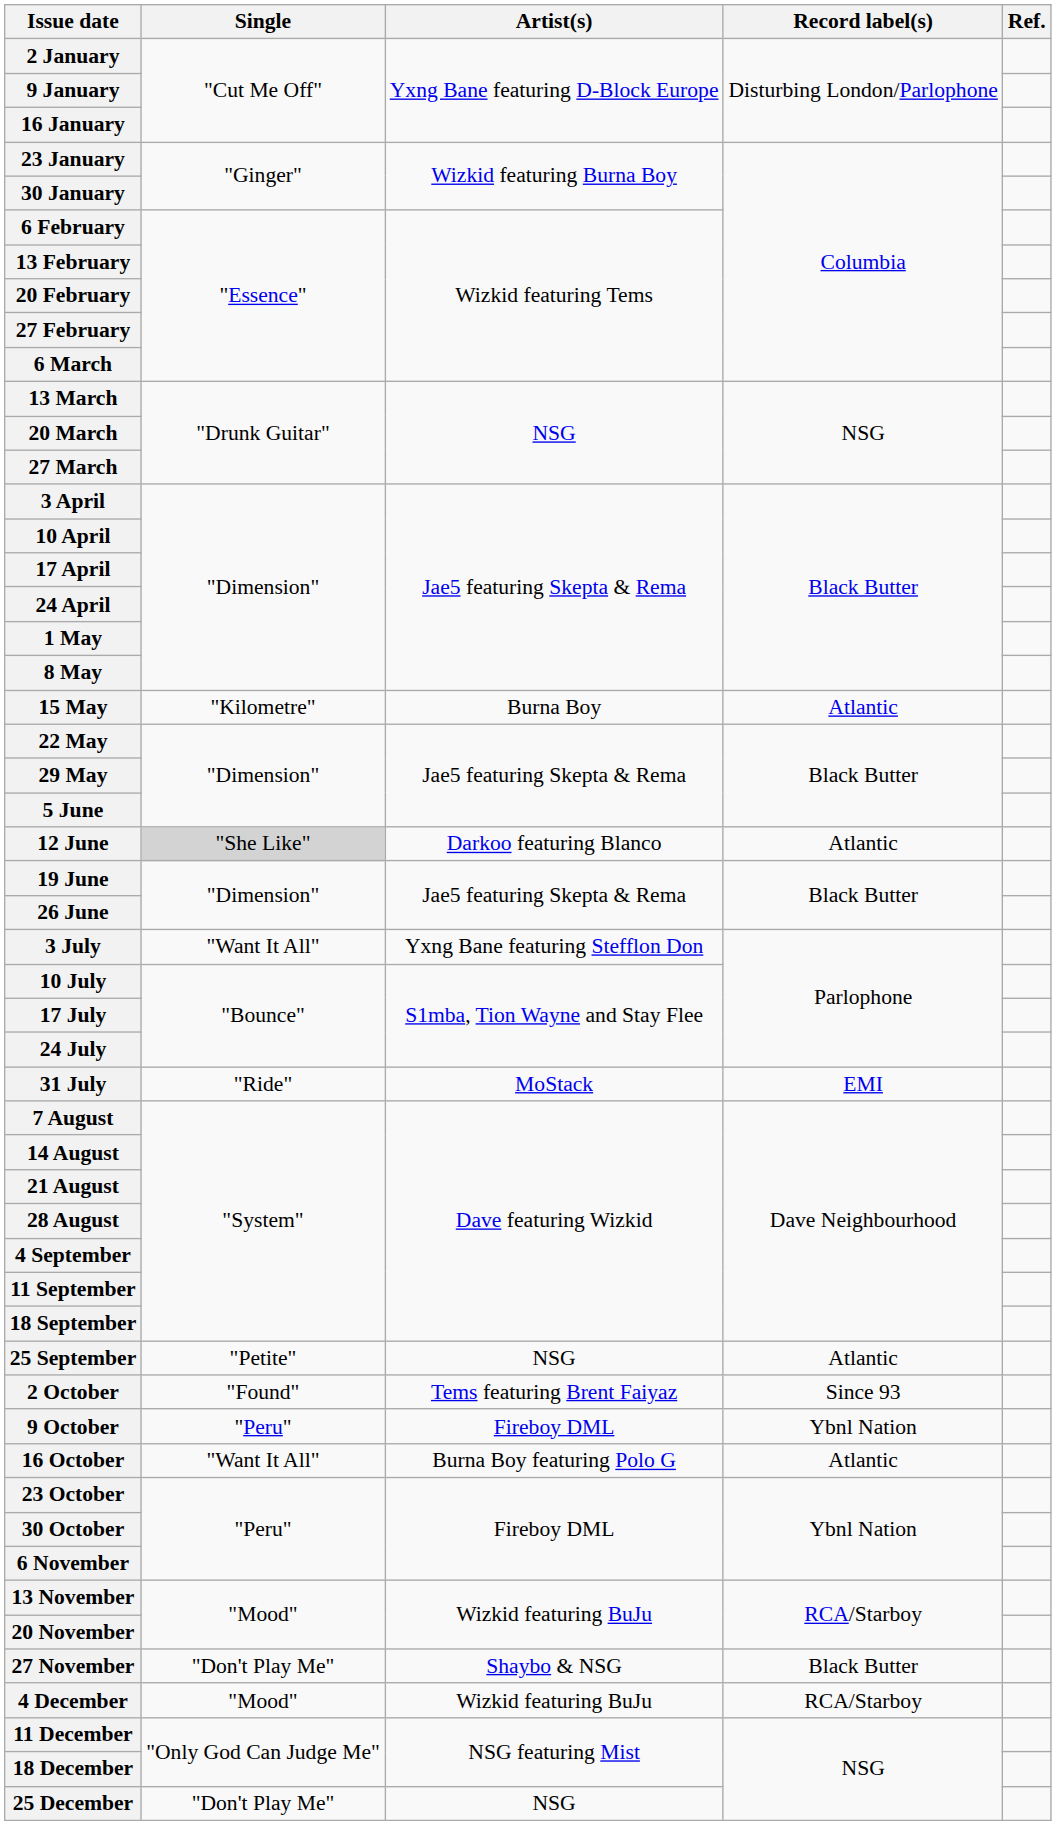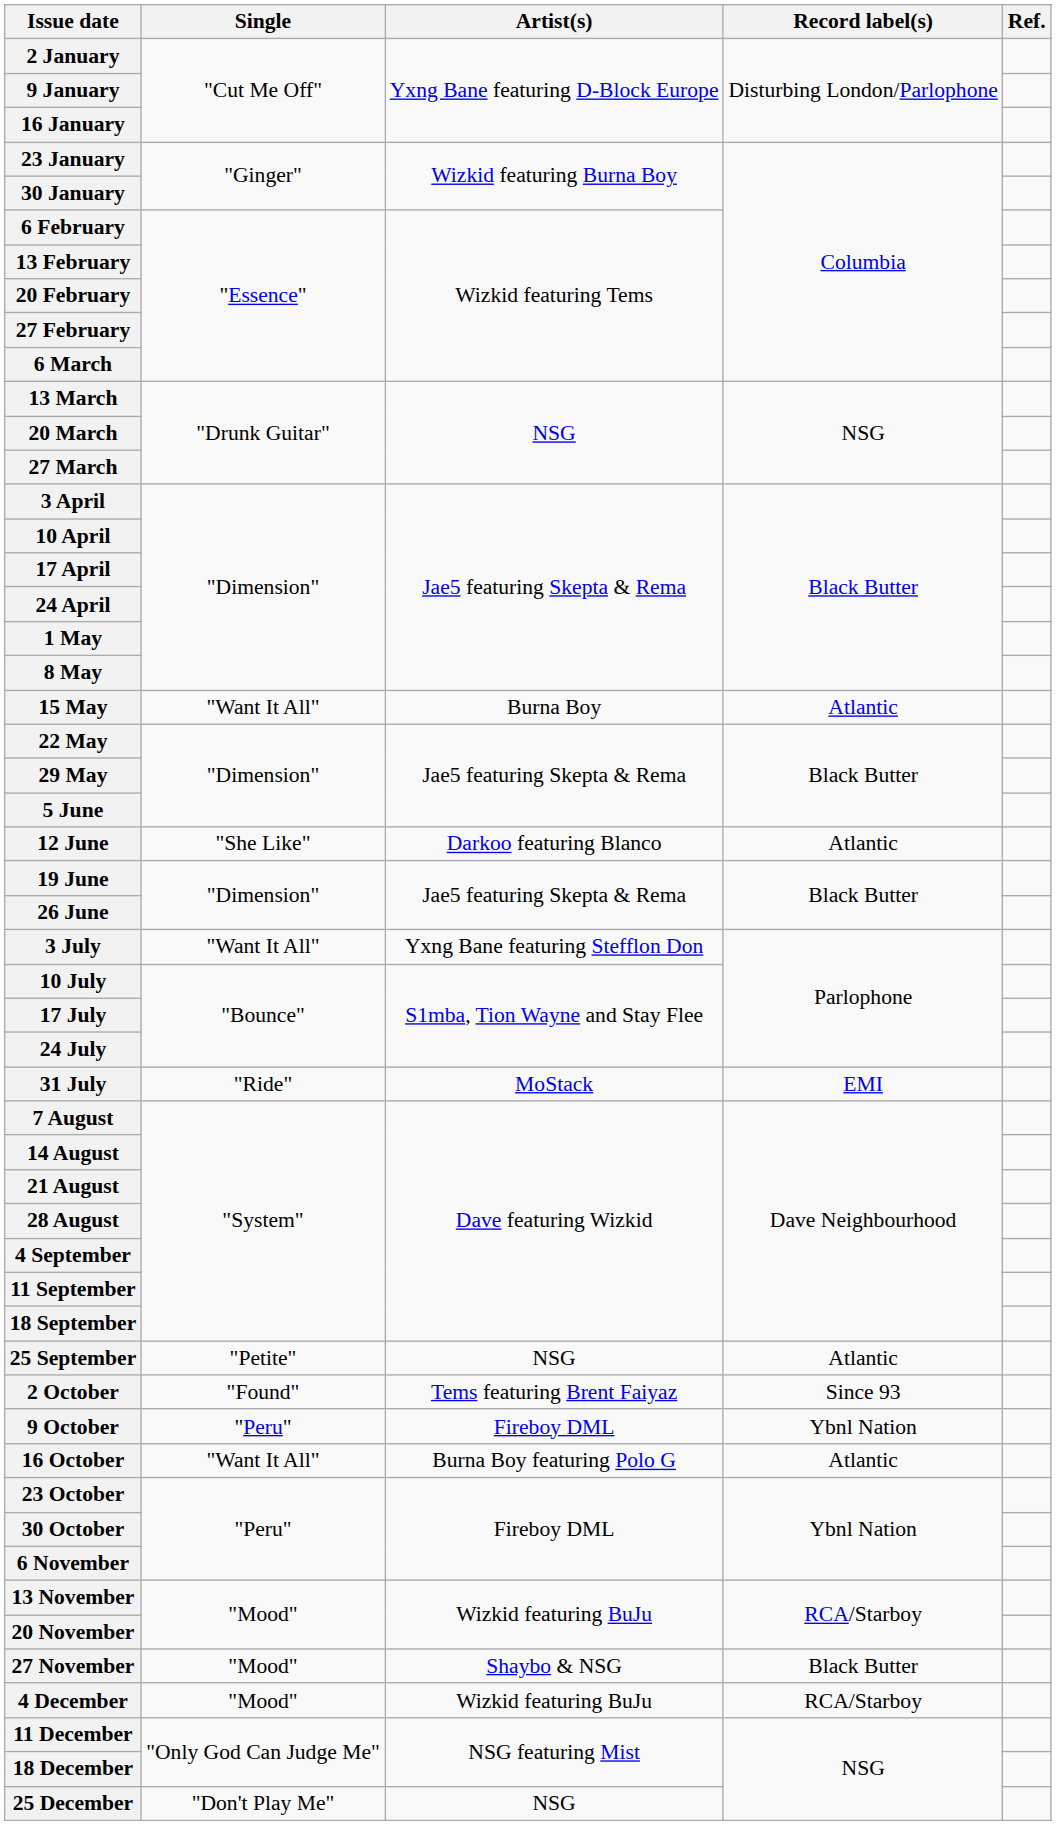(263, 706) "Kilometre" -> (263, 706) "Want It All"
(263, 843) lightgrey background -> (263, 843) no background
(263, 1665) "Don't Play Me" -> (263, 1665) "Mood"
